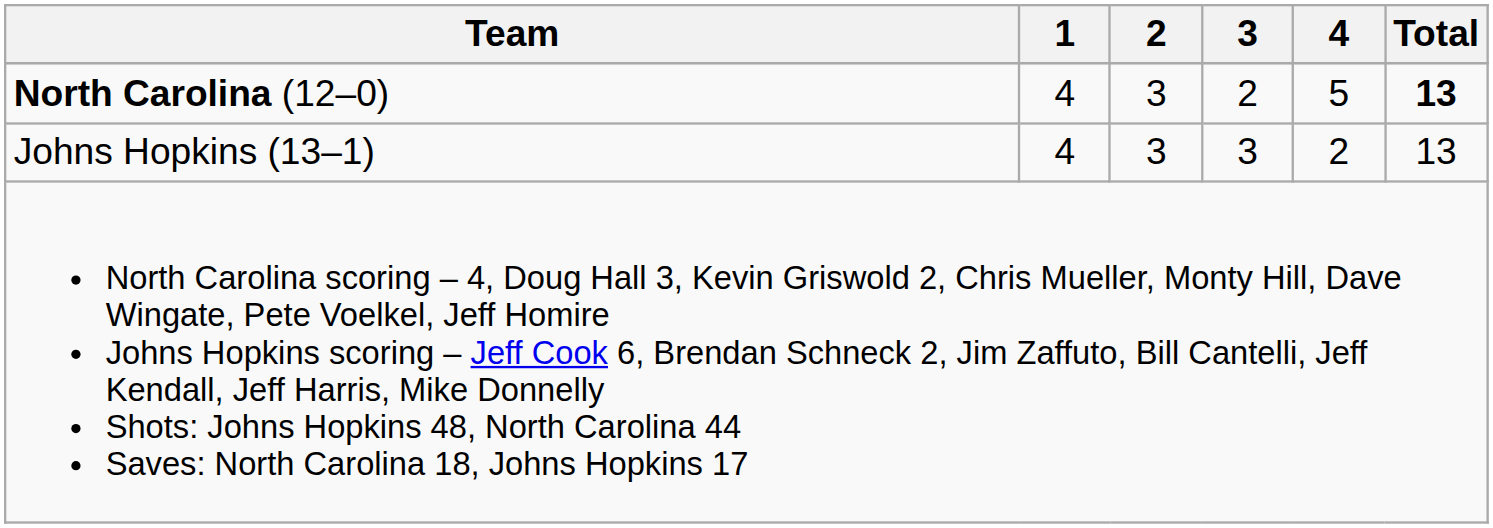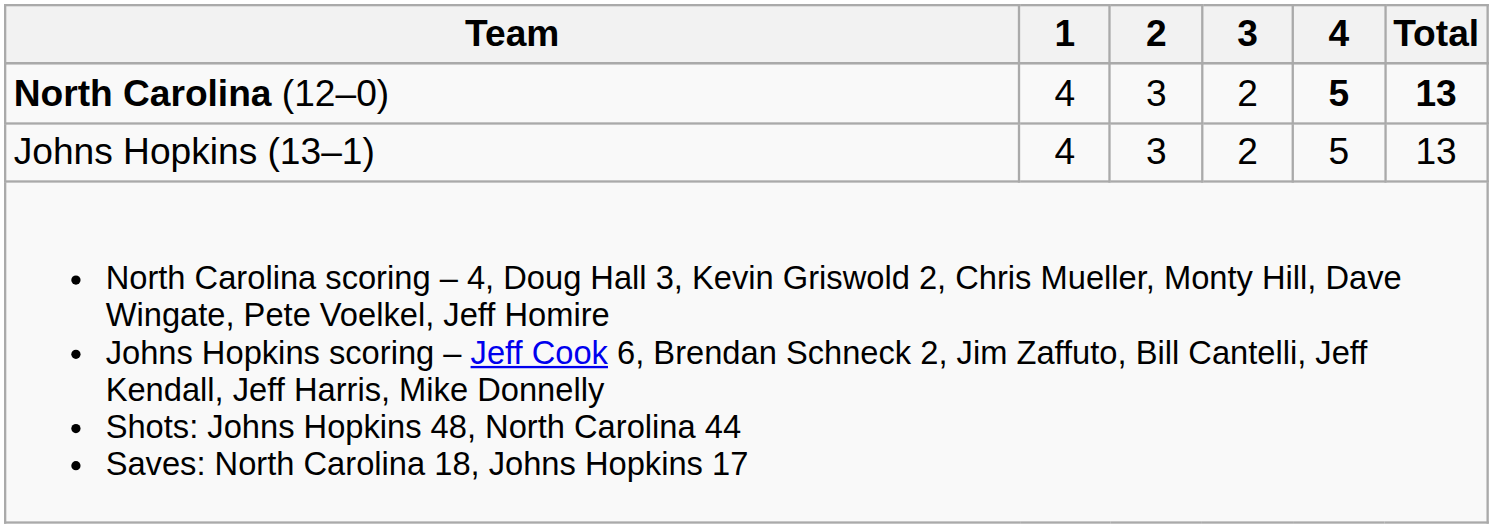(1339, 92) normal -> (1339, 92) bold
(1248, 151) 3 -> (1248, 151) 2
(1339, 151) 2 -> (1339, 151) 5
